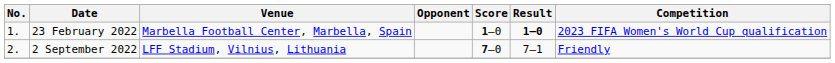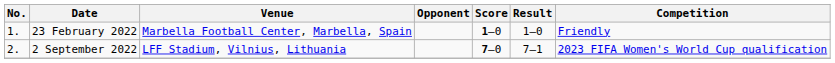(533, 31) bold -> (533, 31) normal
(692, 31) 2023 FIFA Women's World Cup qualification -> (584, 31) Friendly
(584, 49) Friendly -> (692, 49) 2023 FIFA Women's World Cup qualification
